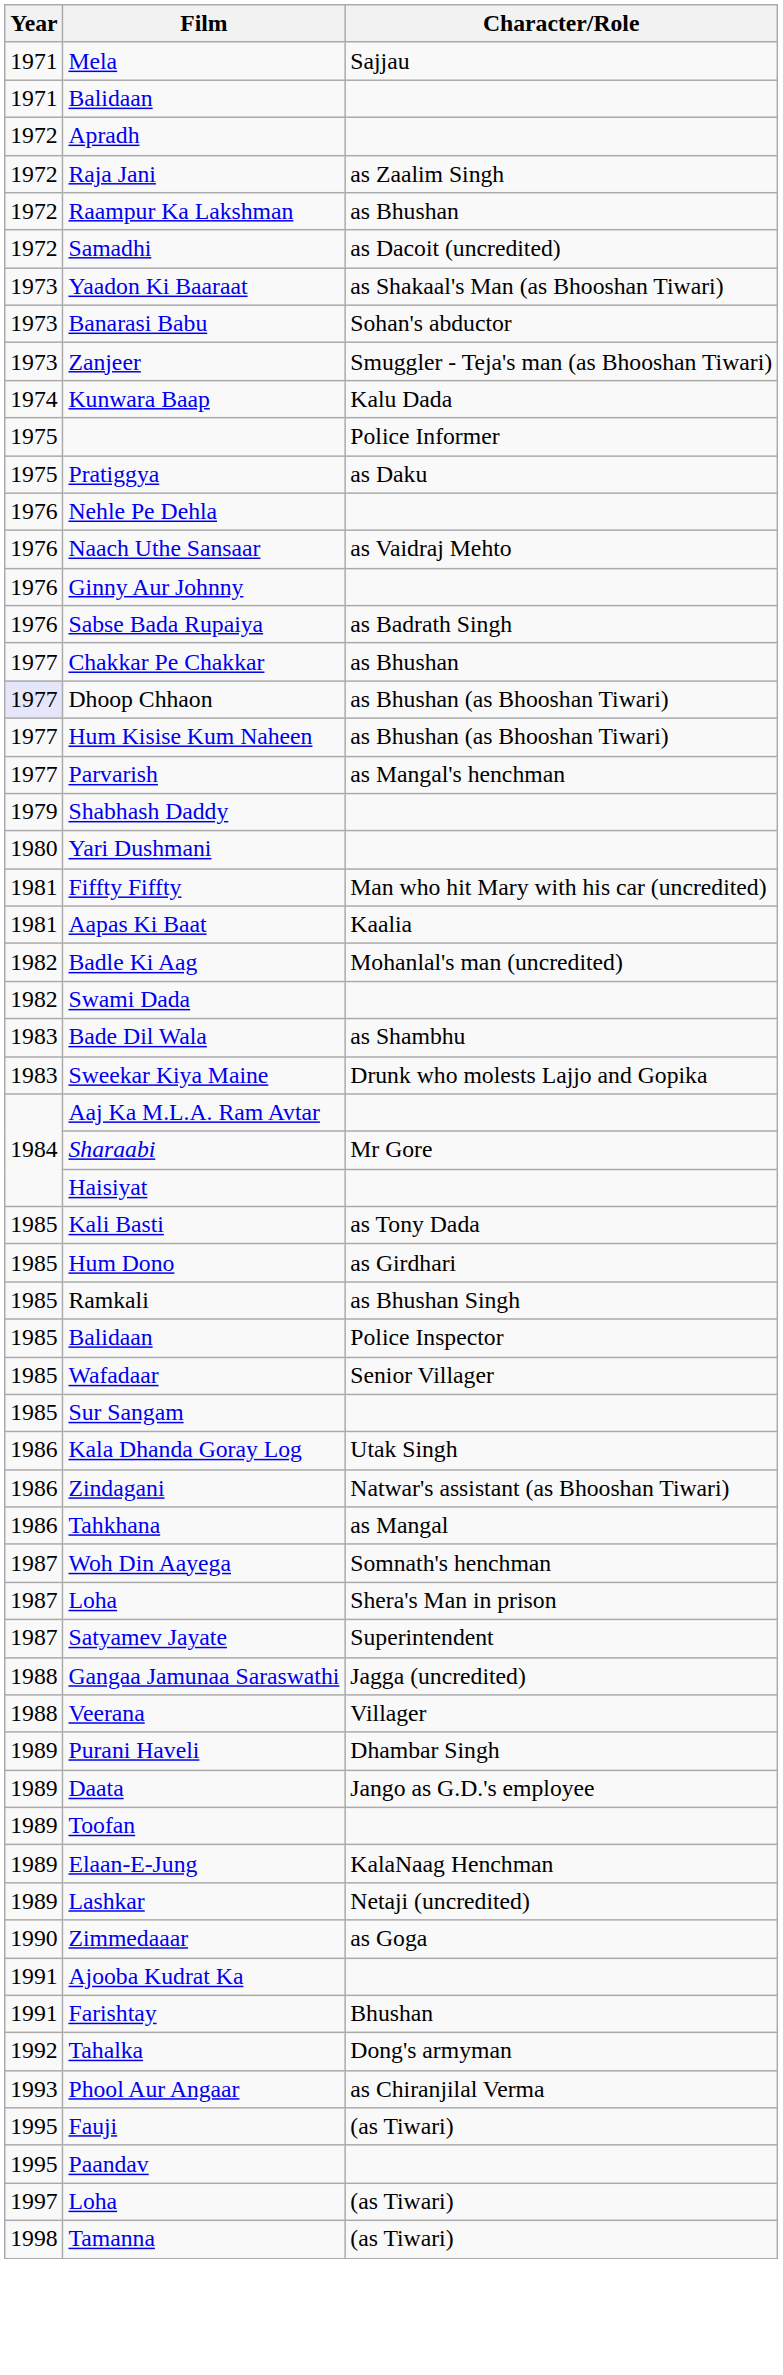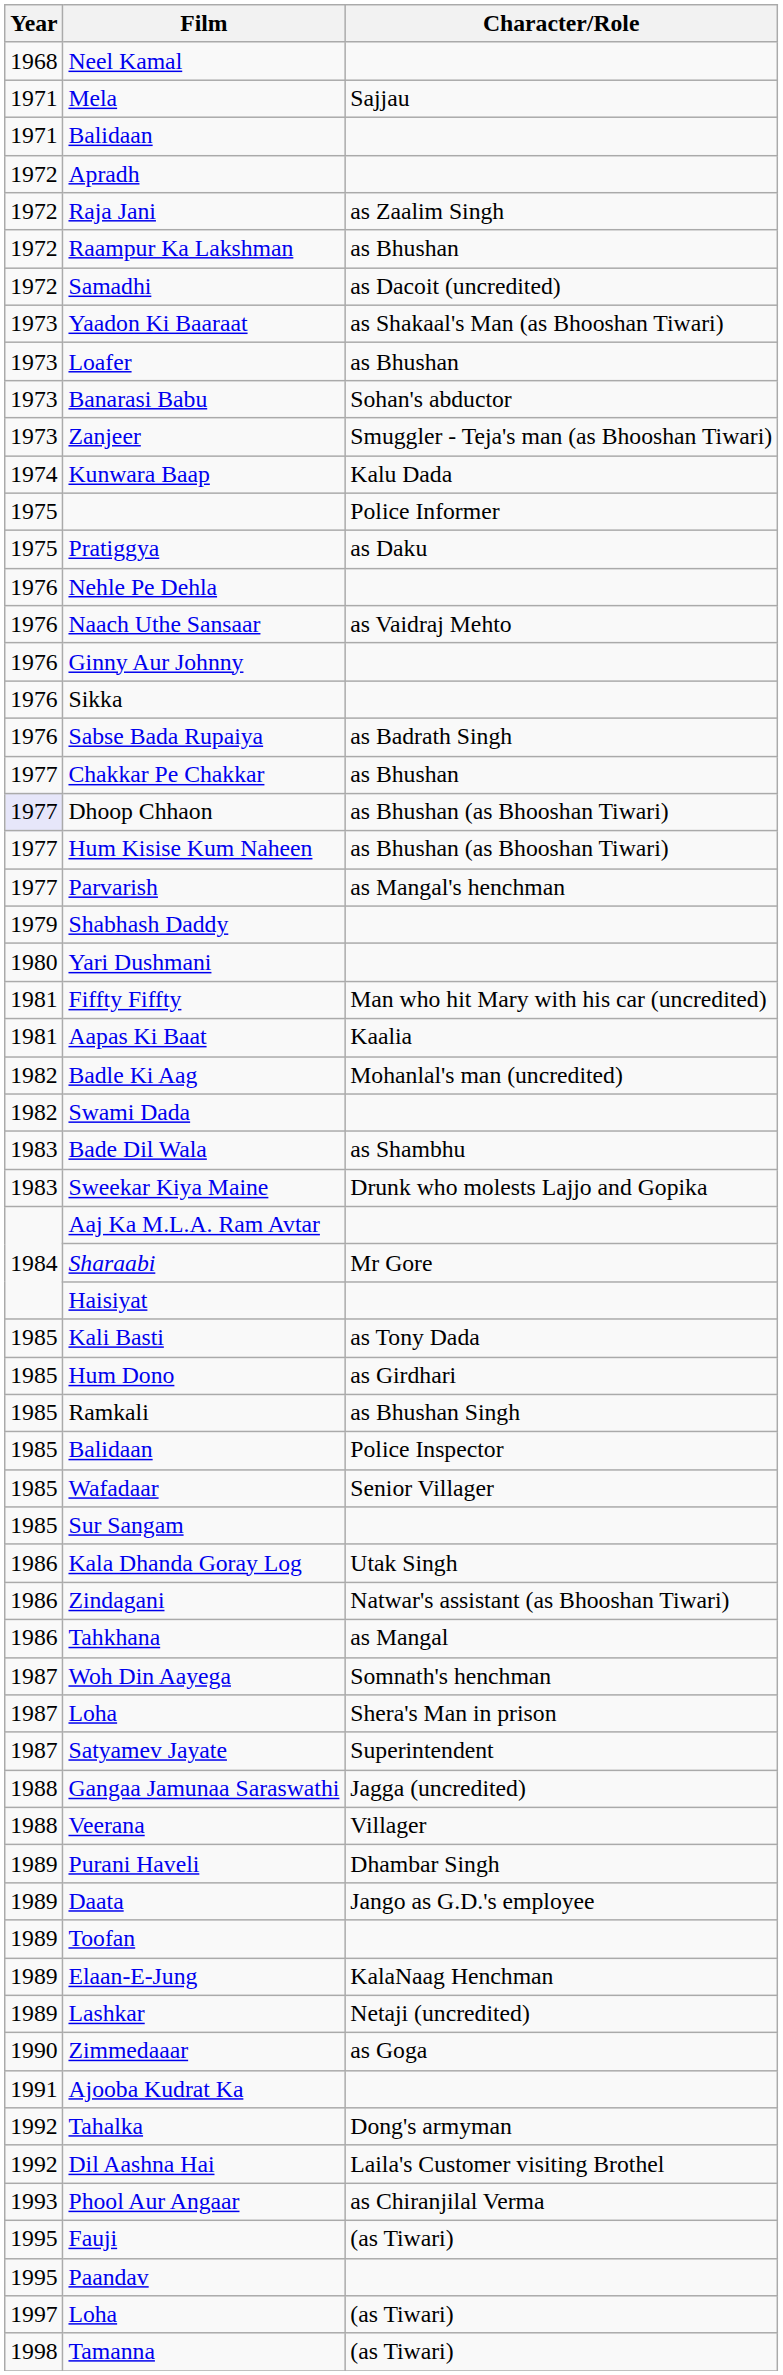+ row: (125, 60)
+ row: (100, 361)
+ row: (95, 699)
- row: (113, 2013)
+ row: (141, 2163)
